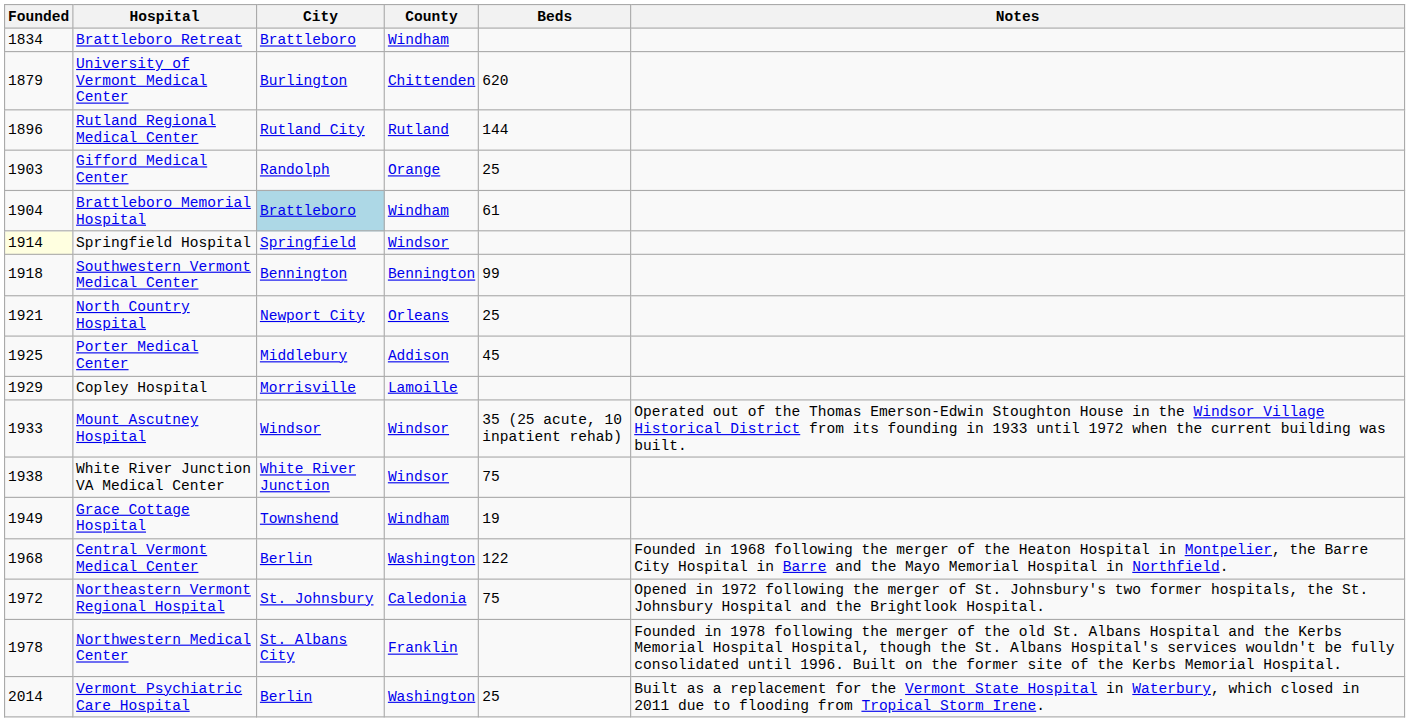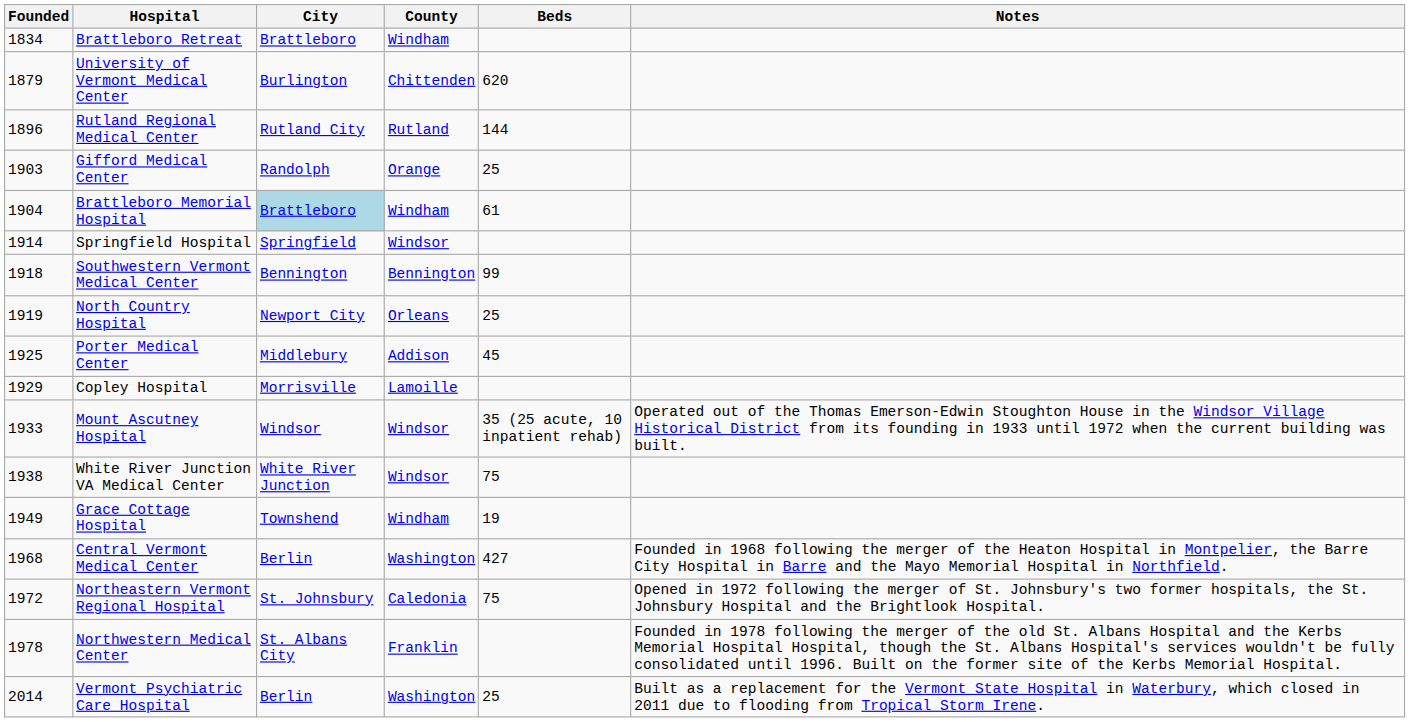(26, 243) lightyellow background -> (26, 243) no background
(26, 315) 1921 -> (26, 315) 1919
(495, 559) 122 -> (495, 559) 427
